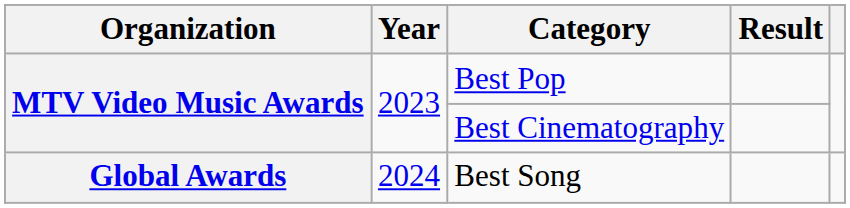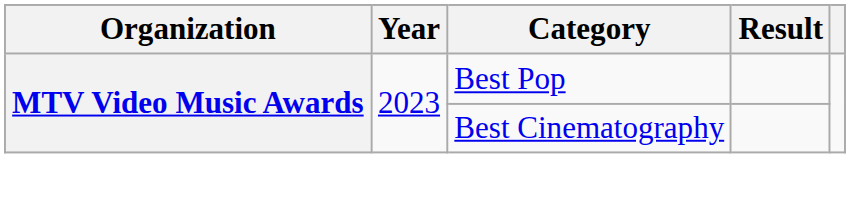- row: (518, 176)
